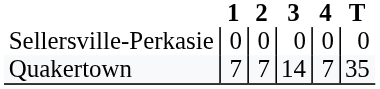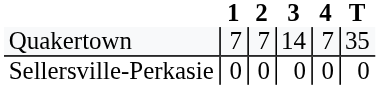rows swapped: (70, 68) <-> (111, 40)
